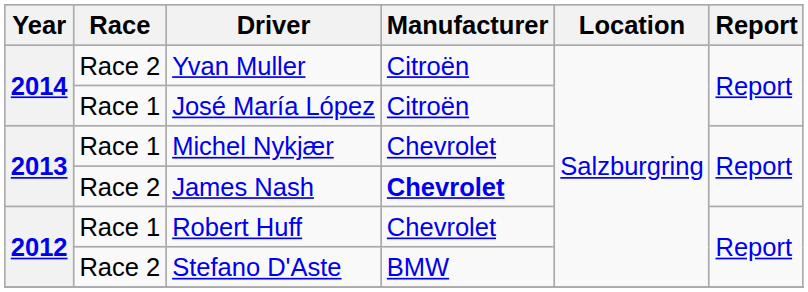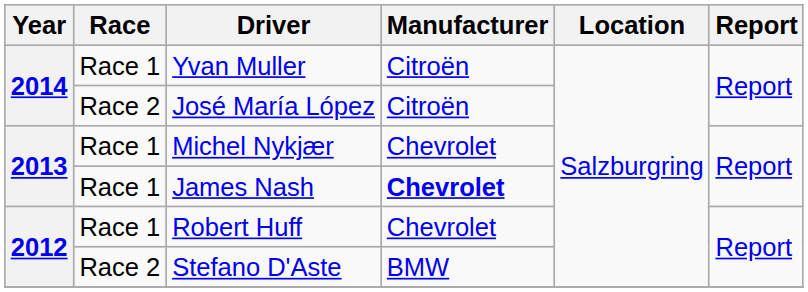(120, 66) Race 2 -> (120, 66) Race 1
(120, 106) Race 1 -> (120, 106) Race 2
(120, 187) Race 2 -> (120, 187) Race 1
